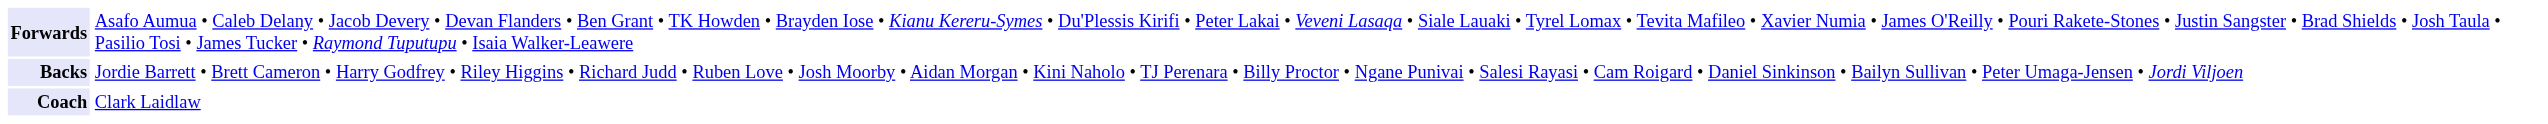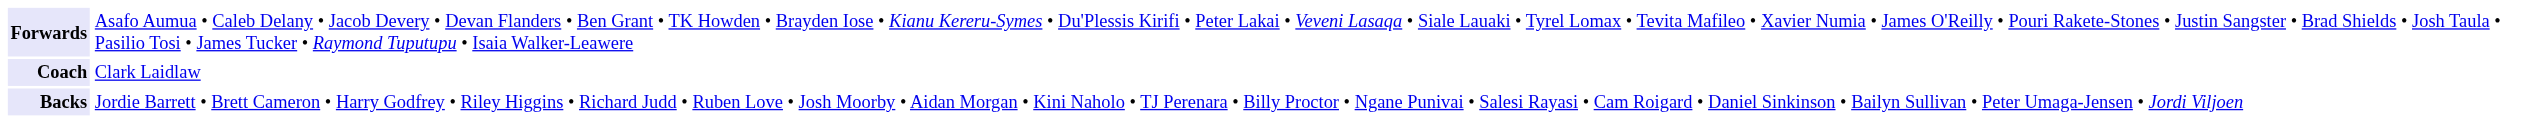rows swapped: (64, 72) <-> (62, 101)
